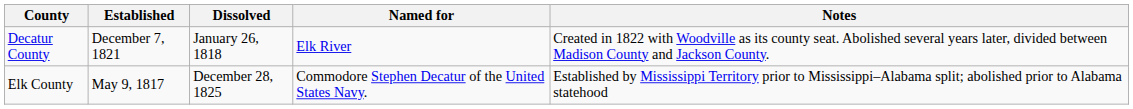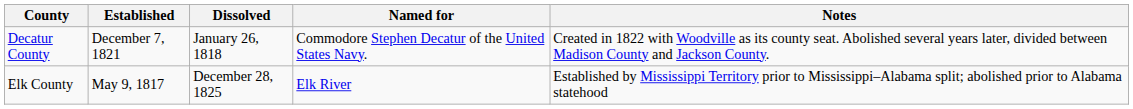(324, 46) Elk River -> (420, 46) Commodore Stephen Decatur of the United States Navy.
(420, 84) Commodore Stephen Decatur of the United States Navy. -> (324, 84) Elk River
